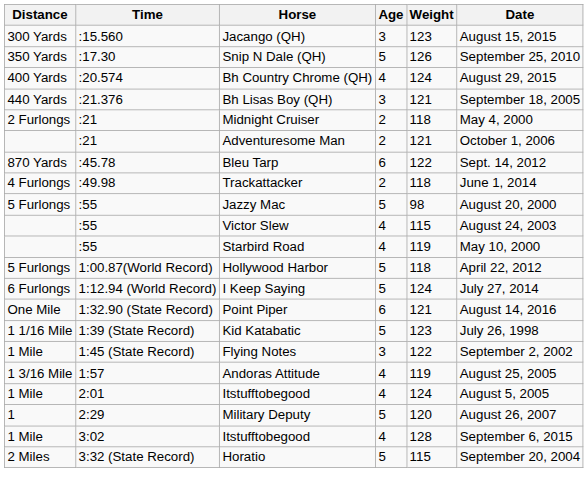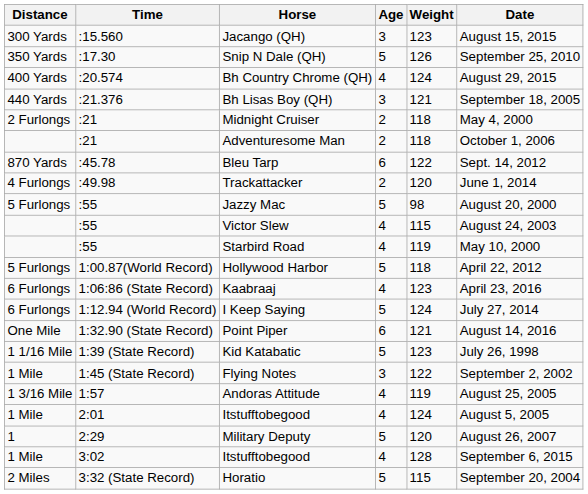(421, 141) 121 -> (420, 141) 118
(420, 183) 118 -> (421, 183) 120
+ row: (146, 288)
